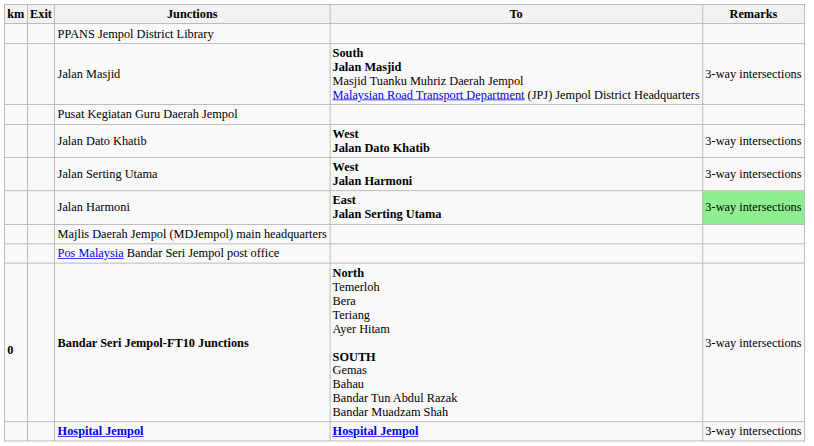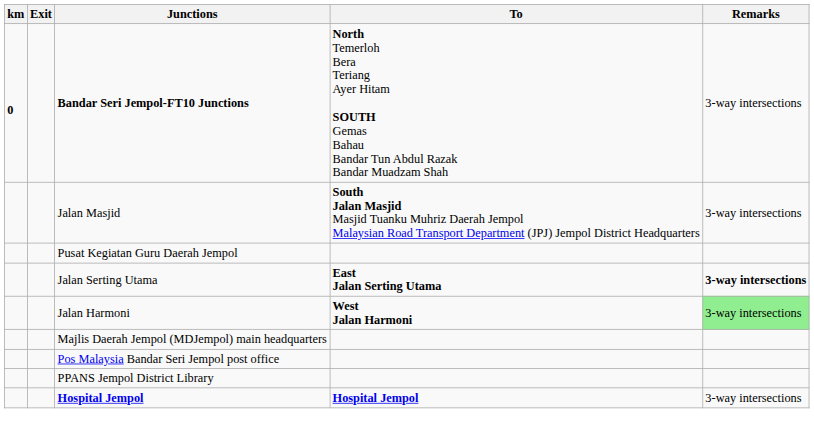rows swapped: (153, 342) <-> (136, 33)
- row: (102, 140)
(372, 174) West Jalan Harmoni -> (387, 279) East Jalan Serting Utama
(753, 174) normal -> (756, 279) bold
(387, 207) East Jalan Serting Utama -> (372, 312) West Jalan Harmoni
